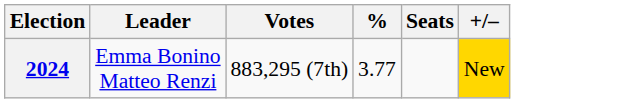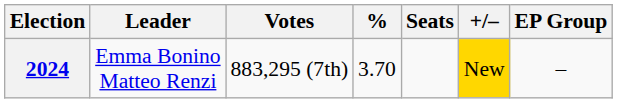+ column: (561, 21)
(377, 68) 3.77 -> (377, 68) 3.70
